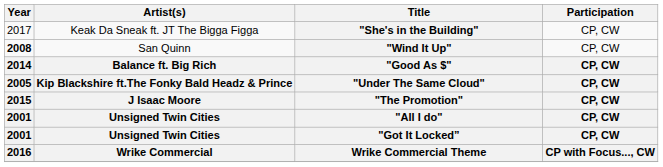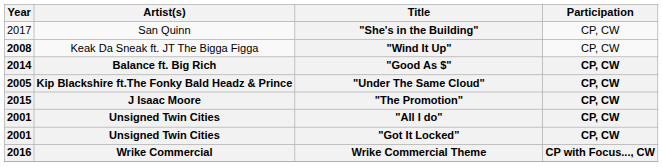(164, 30) Keak Da Sneak ft. JT The Bigga Figga -> (164, 30) San Quinn
(164, 48) San Quinn -> (164, 48) Keak Da Sneak ft. JT The Bigga Figga
